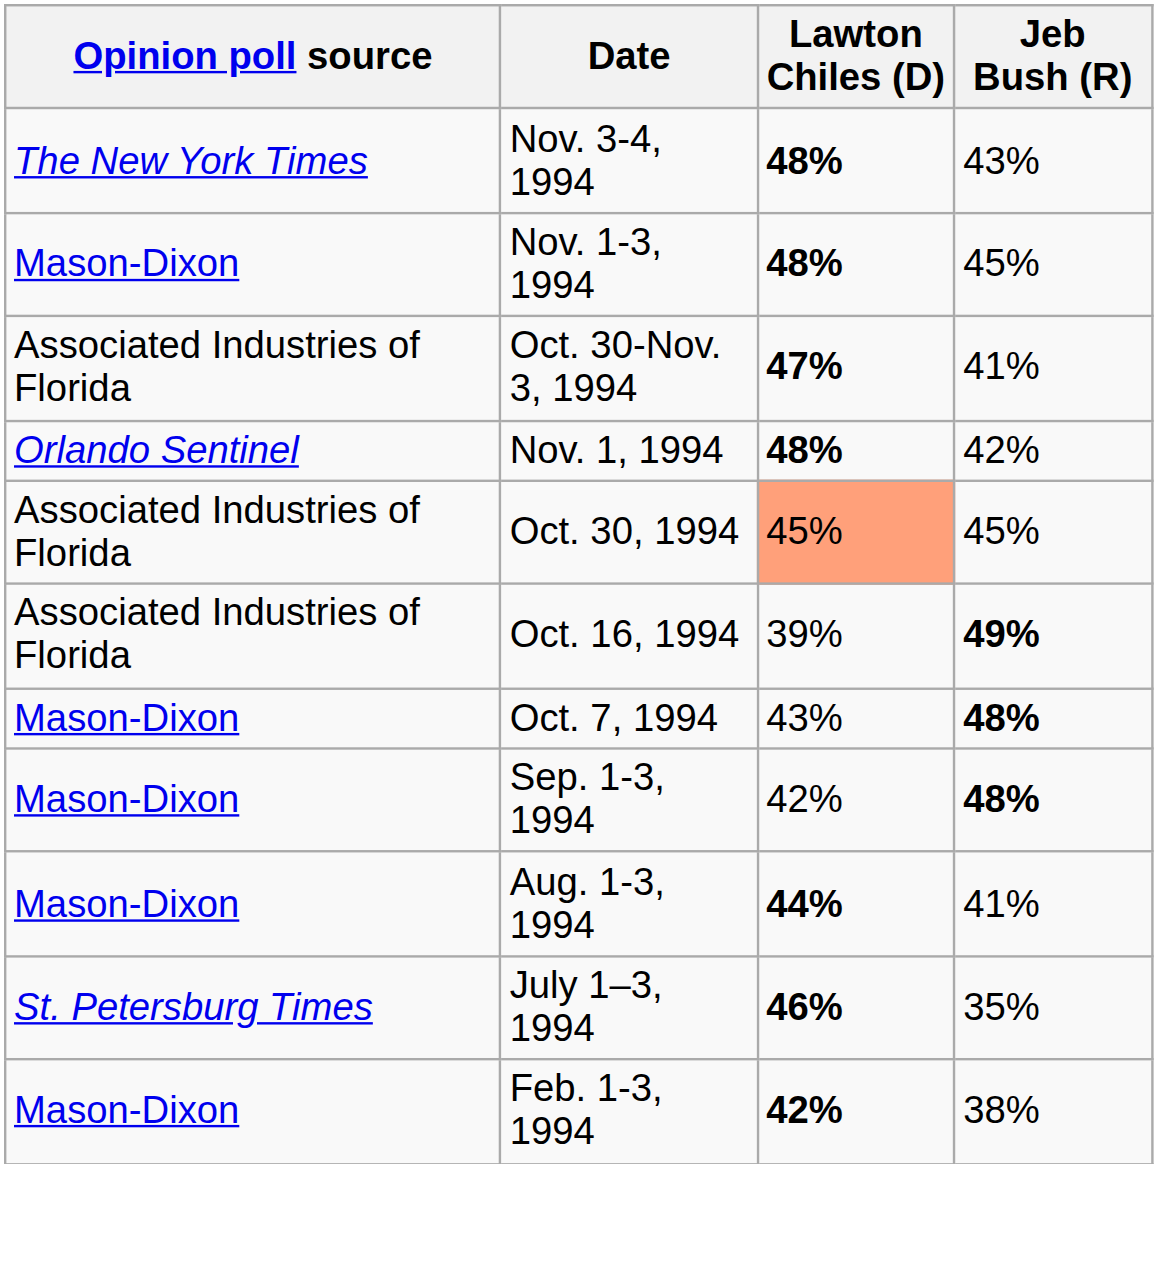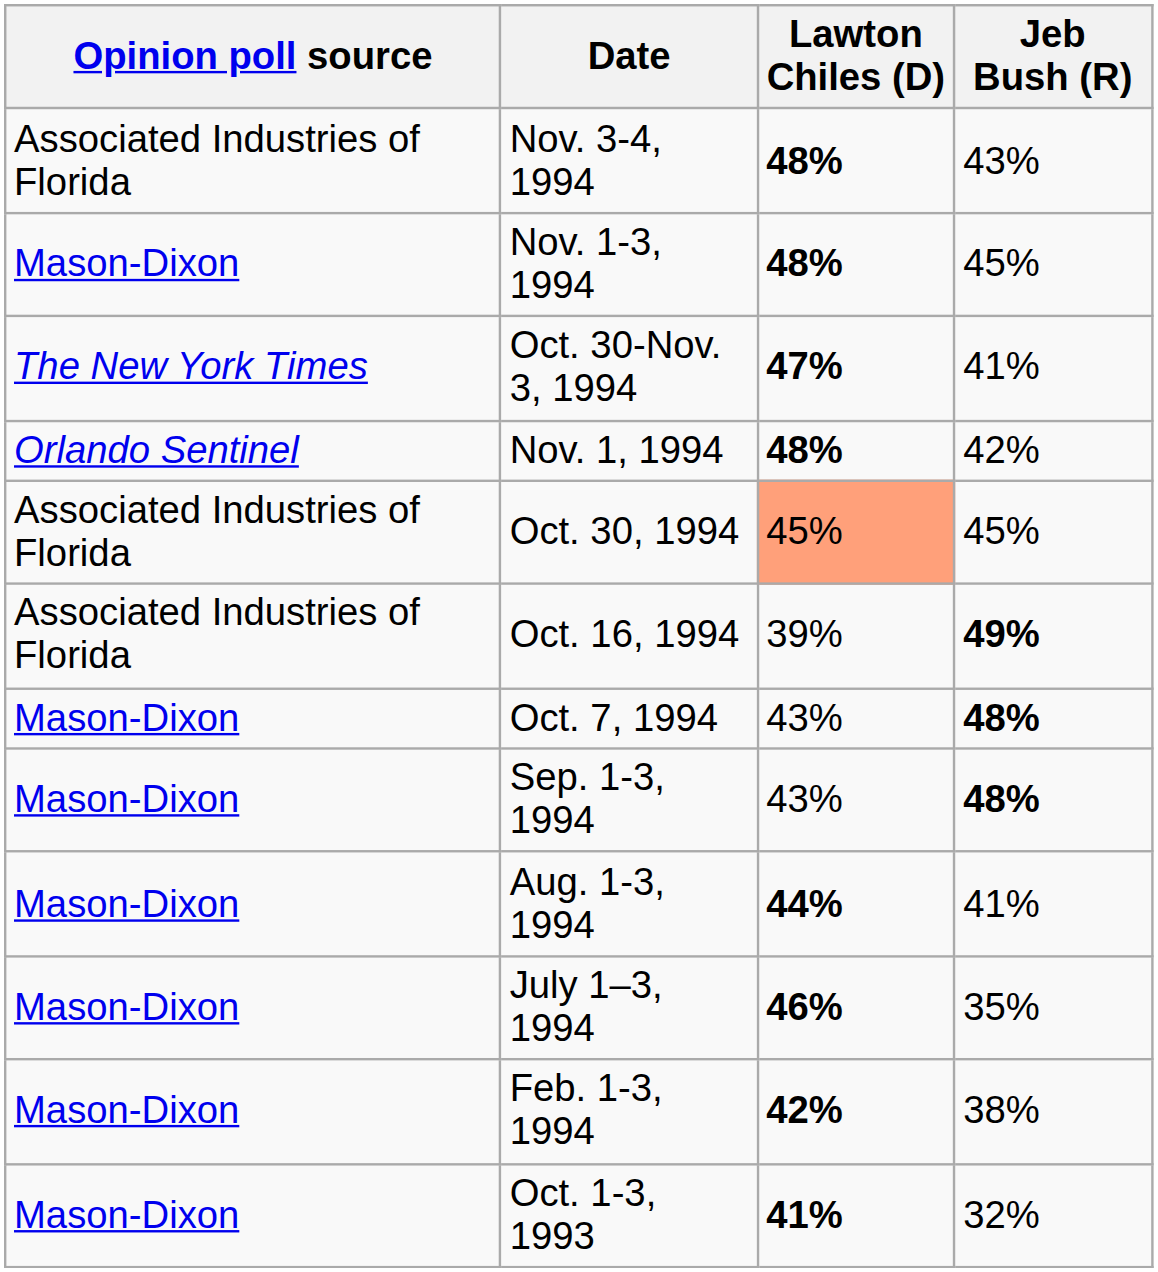(191, 159) The New York Times -> (217, 159) Associated Industries of Florida
(217, 367) Associated Industries of Florida -> (191, 367) The New York Times
(805, 799) 42% -> (805, 799) 43%
(193, 1006) St. Petersburg Times -> (127, 1006) Mason-Dixon
+ row: (583, 1214)
